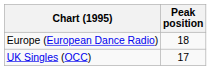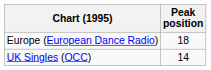(183, 57) 17 -> (183, 57) 14
